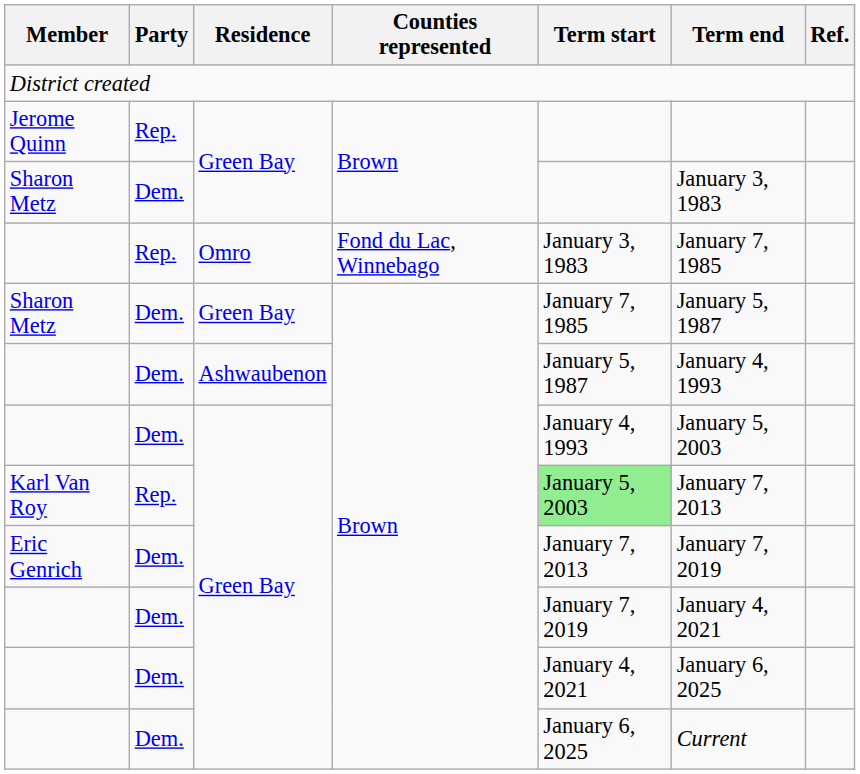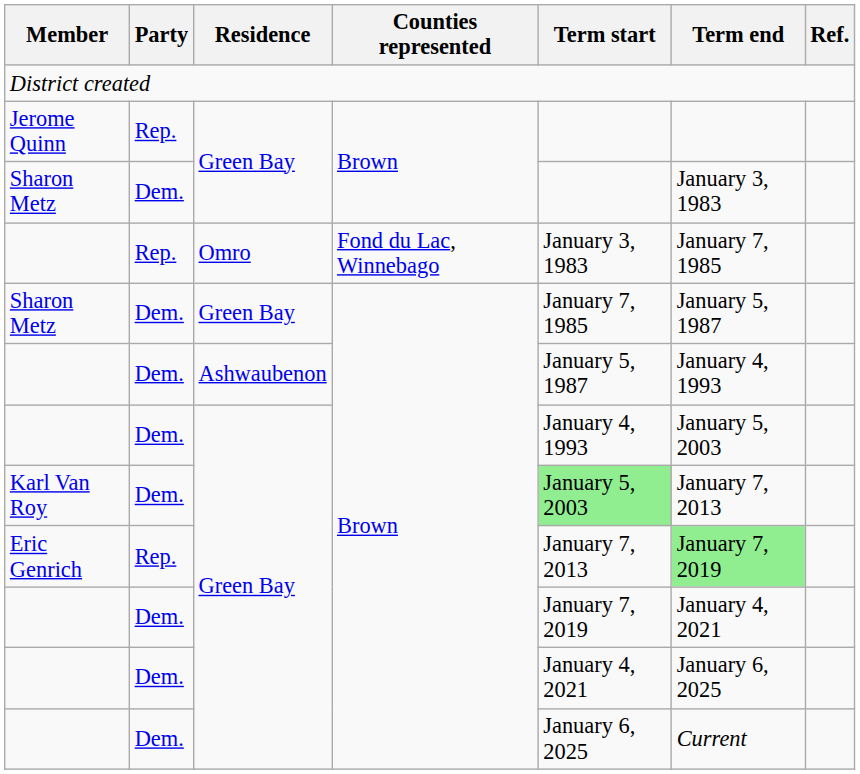(156, 495) Rep. -> (159, 495) Dem.
(159, 556) Dem. -> (156, 556) Rep.
(723, 556) no background -> (723, 556) lightgreen background
